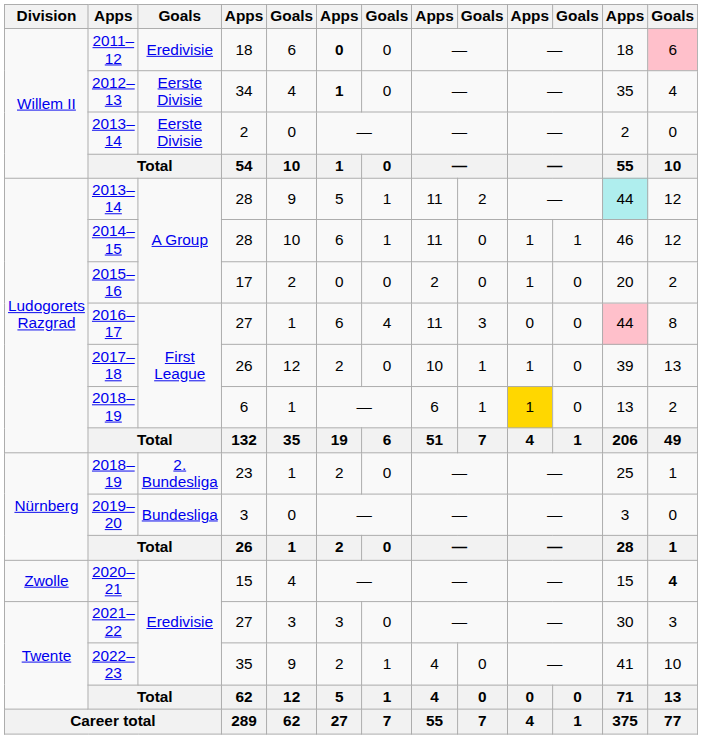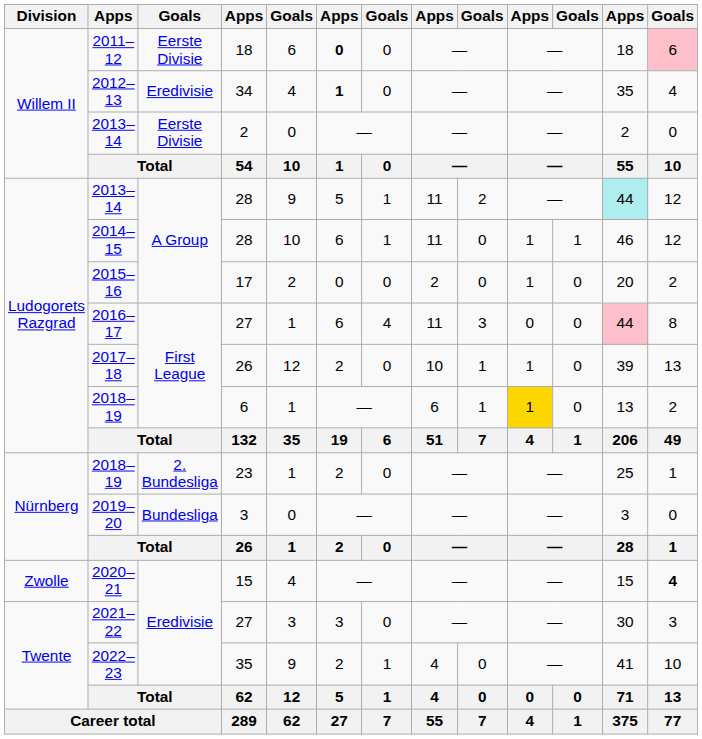(180, 49) Eredivisie -> (180, 49) Eerste Divisie
(180, 91) Eerste Divisie -> (180, 91) Eredivisie
